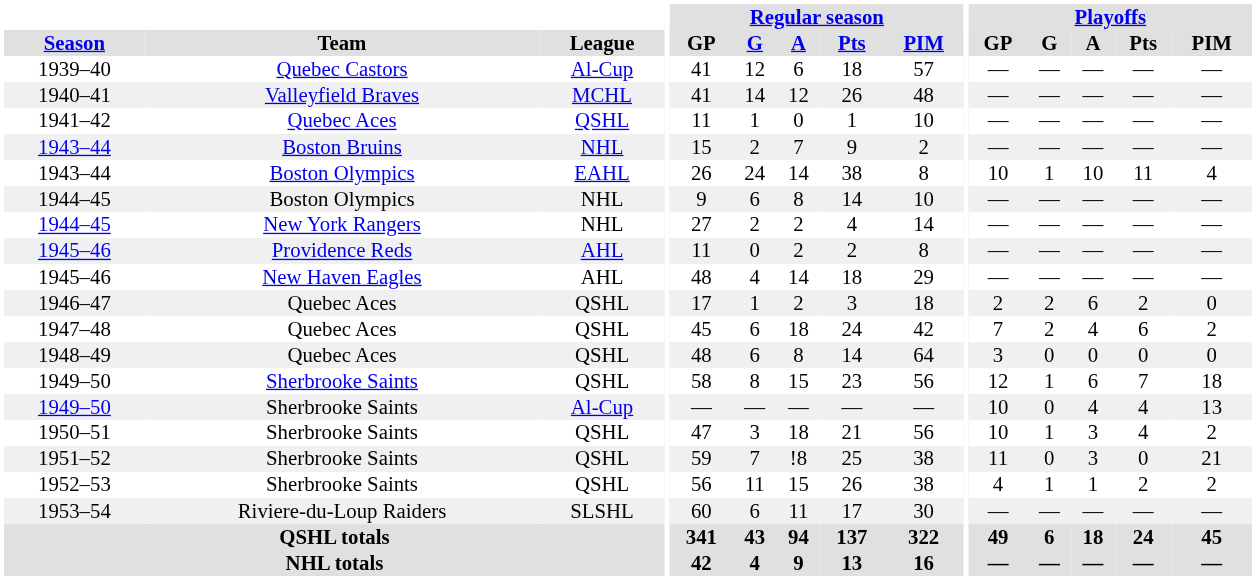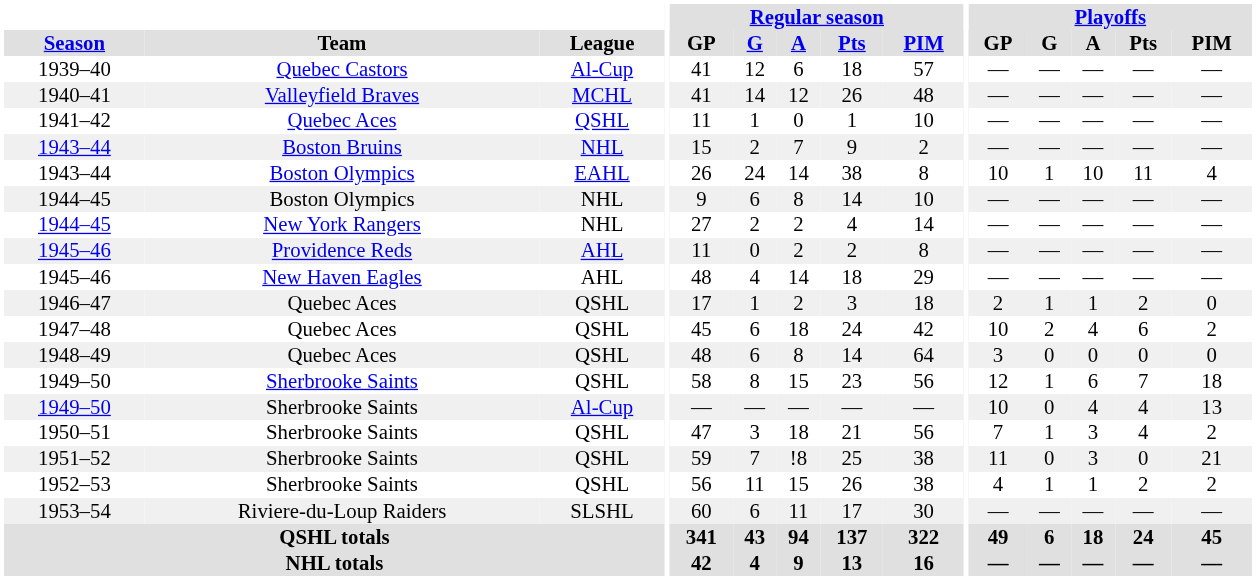(1049, 302) 2 -> (1049, 302) 1
(1093, 302) 6 -> (1093, 302) 1
(998, 328) 7 -> (998, 328) 10
(998, 432) 10 -> (998, 432) 7
